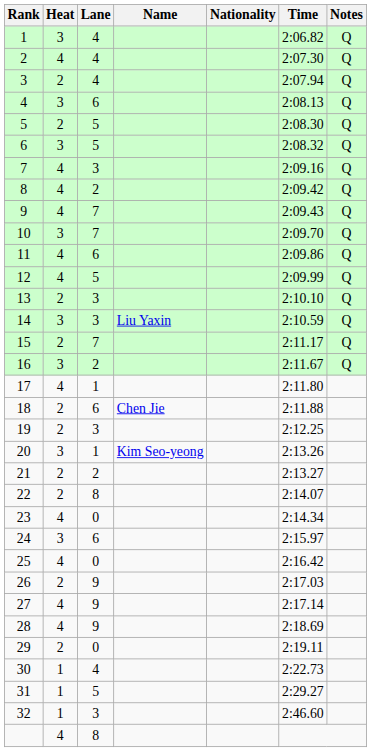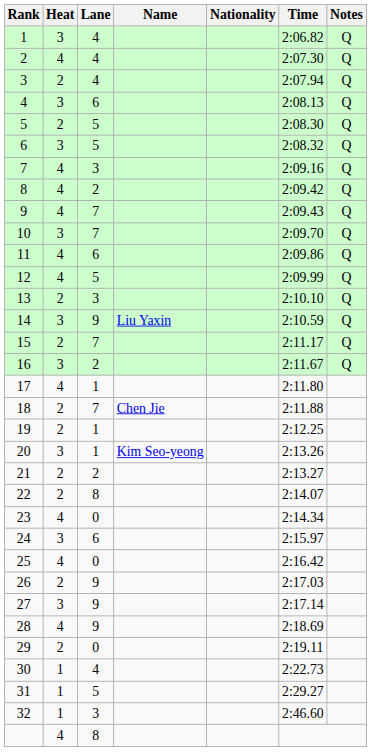(96, 320) 3 -> (96, 320) 9
(96, 408) 6 -> (96, 408) 7
(96, 430) 3 -> (96, 430) 1
(60, 604) 4 -> (60, 604) 3
